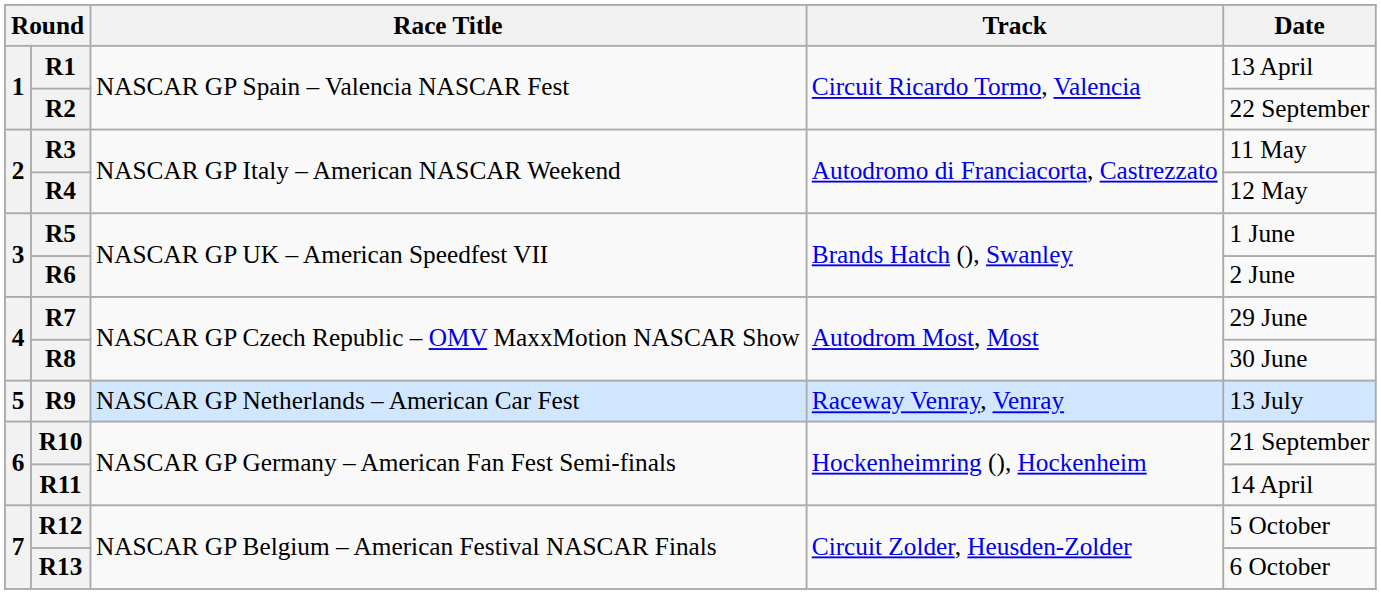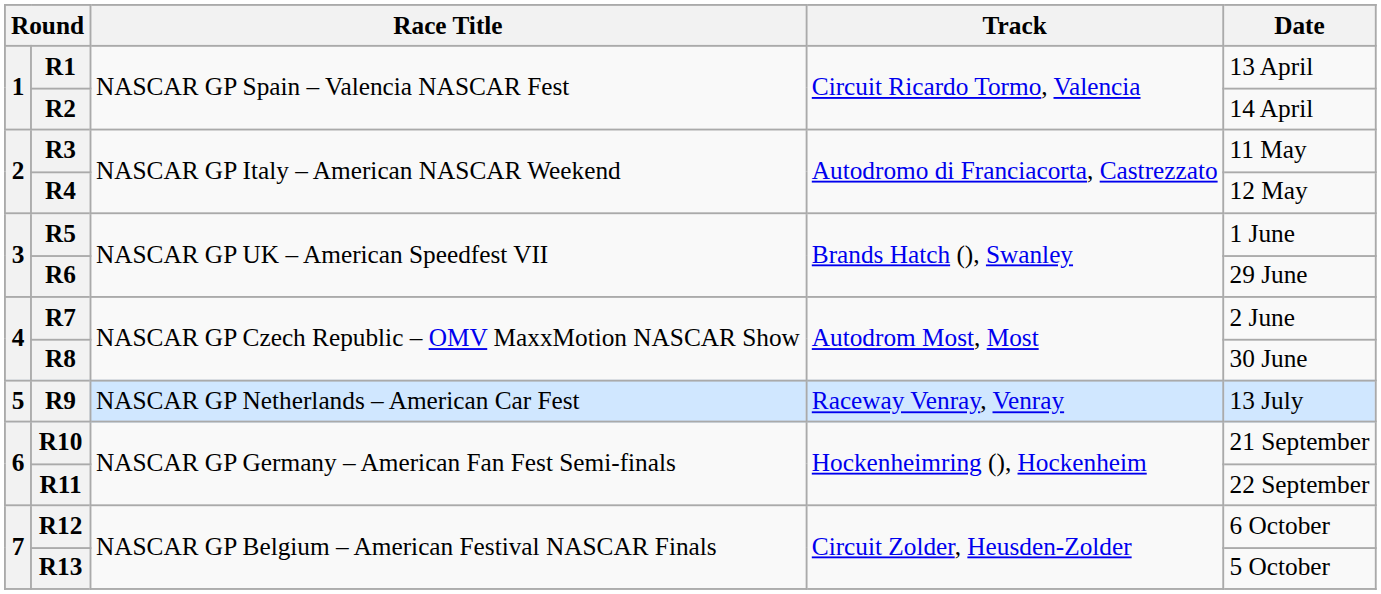(1299, 108) 22 September -> (1271, 108) 14 April
(1262, 275) 2 June -> (1269, 275) 29 June
(1269, 317) 29 June -> (1262, 317) 2 June
(1271, 484) 14 April -> (1299, 484) 22 September
(1280, 525) 5 October -> (1280, 525) 6 October
(1280, 567) 6 October -> (1280, 567) 5 October
